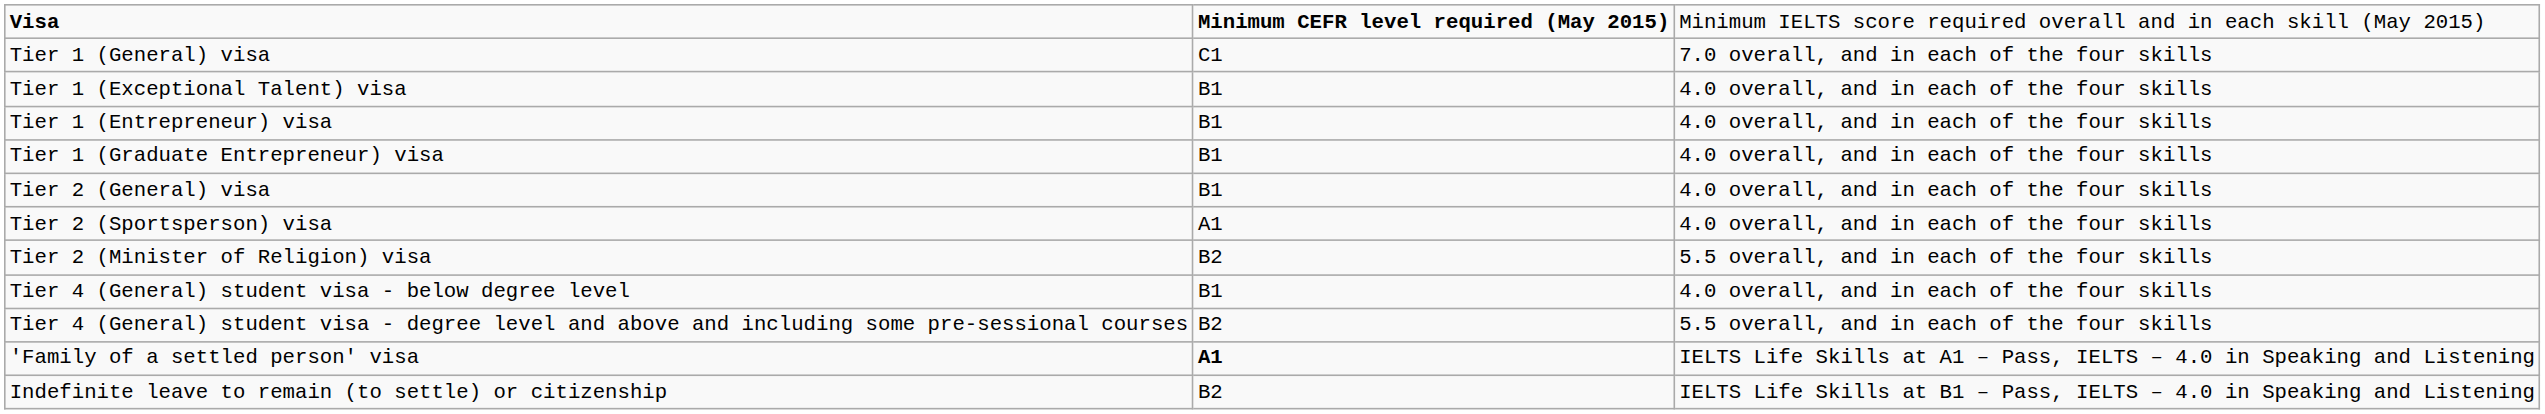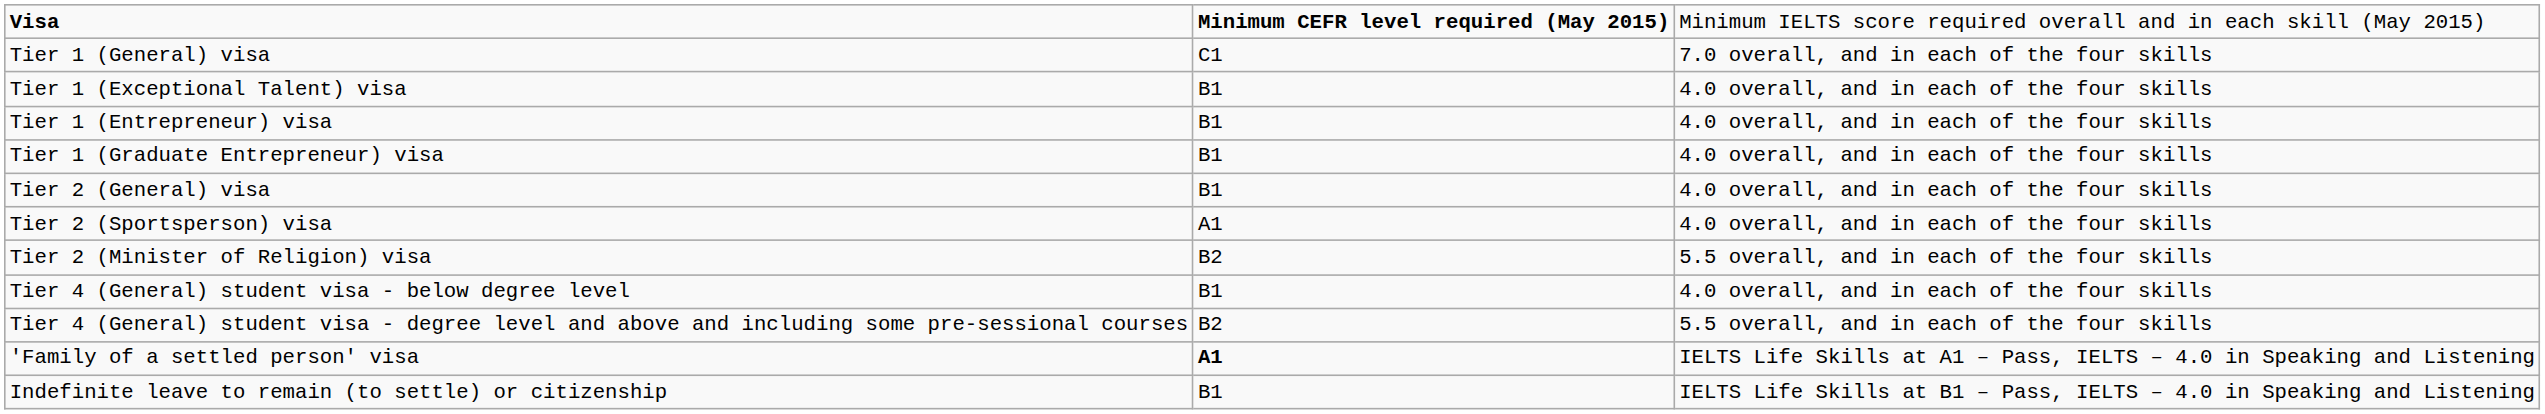(1210, 392) B2 -> (1210, 392) B1
